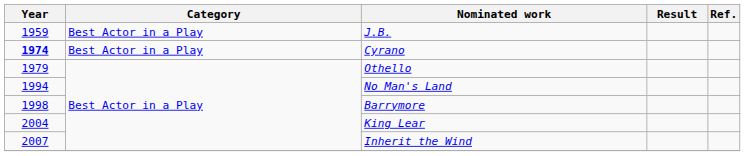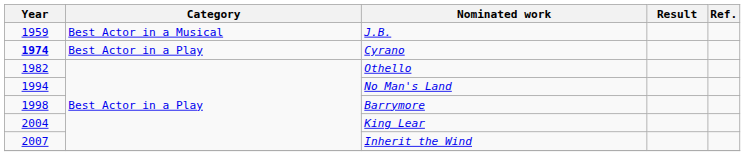(136, 32) Best Actor in a Play -> (146, 32) Best Actor in a Musical
(35, 68) 1979 -> (35, 68) 1982
